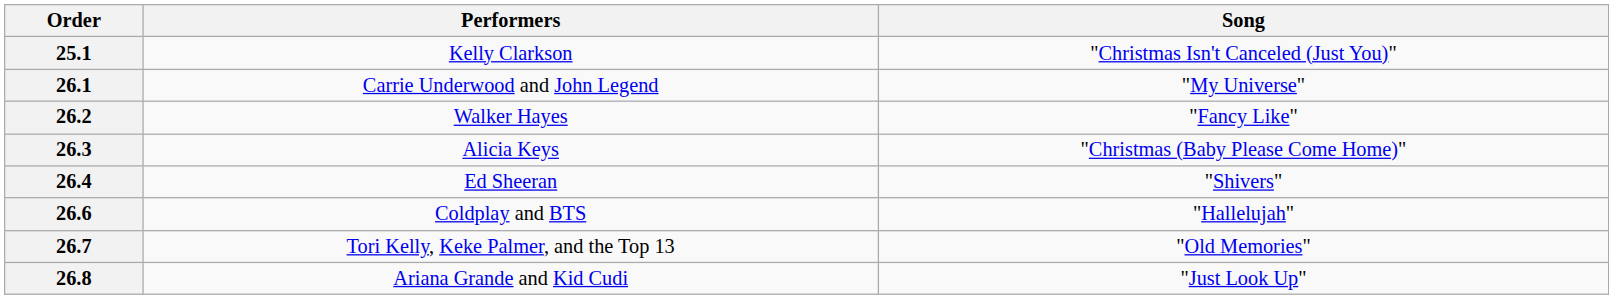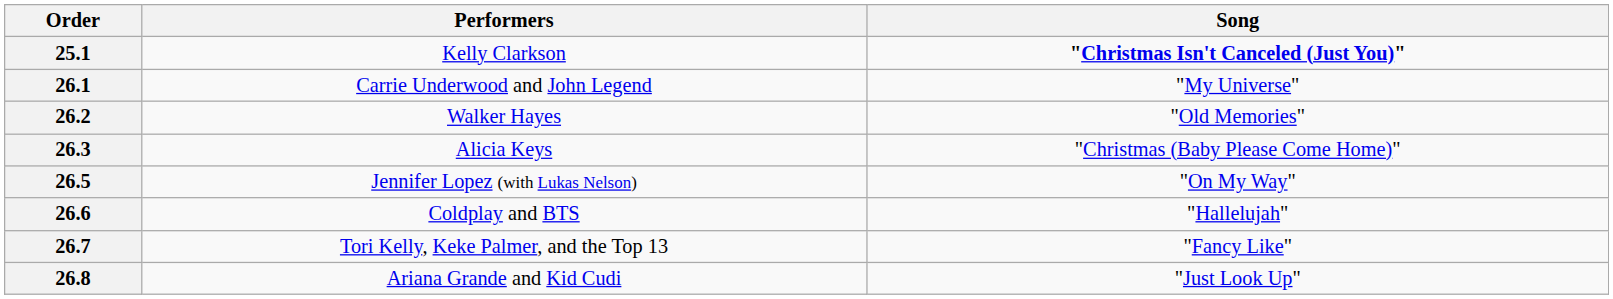(1243, 52) normal -> (1238, 52) bold
(1243, 117) "Fancy Like" -> (1238, 117) "Old Memories"
- row: (74, 181)
+ row: (73, 181)
(1243, 246) "Old Memories" -> (1238, 246) "Fancy Like"
